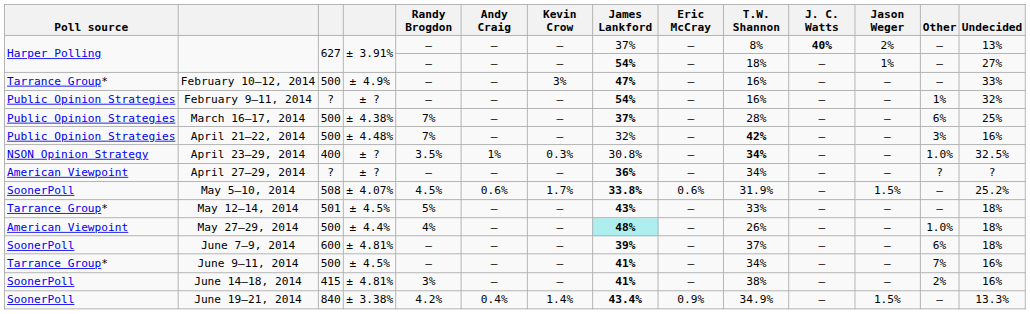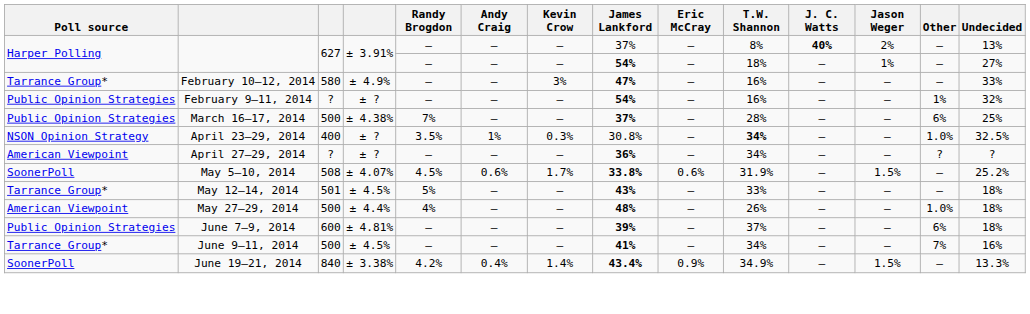(331, 81) 500 -> (331, 81) 580
- row: (248, 136)
(625, 227) paleturquoise background -> (625, 209) no background
(41, 245) SoonerPoll -> (91, 227) Public Opinion Strategies
- row: (248, 282)
